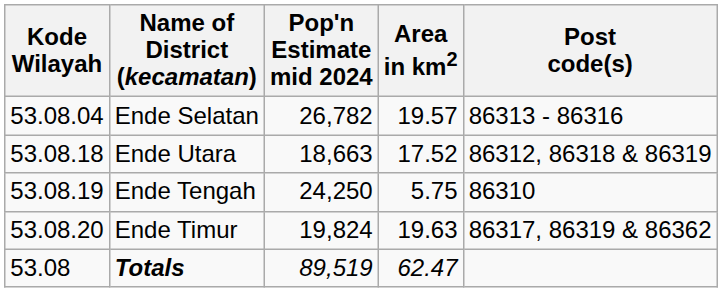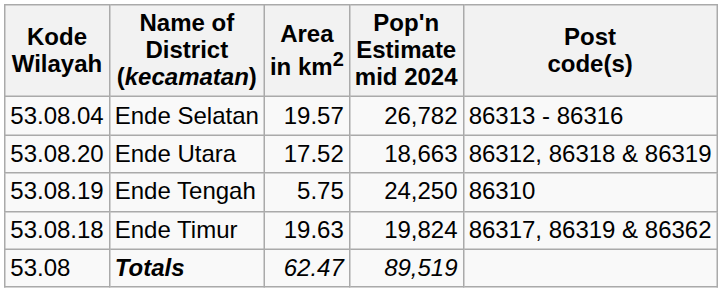columns swapped: (421, 50) <-> (321, 50)
(57, 153) 53.08.18 -> (57, 153) 53.08.20
(57, 229) 53.08.20 -> (57, 229) 53.08.18
